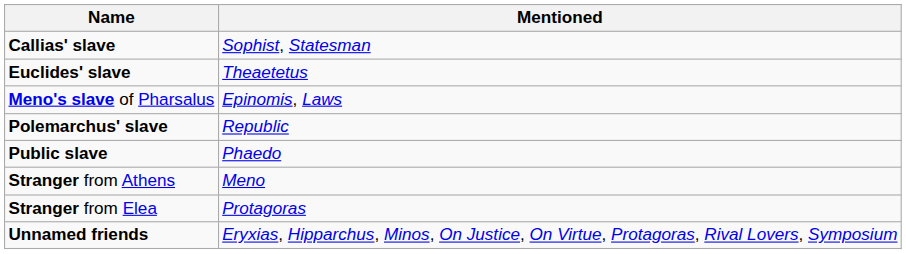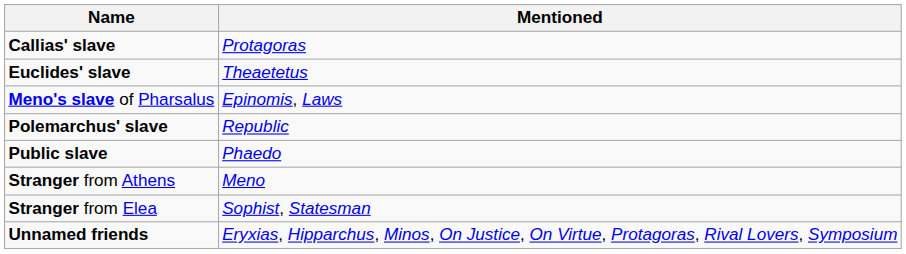(296, 45) Sophist, Statesman -> (264, 45) Protagoras
(264, 208) Protagoras -> (296, 208) Sophist, Statesman
